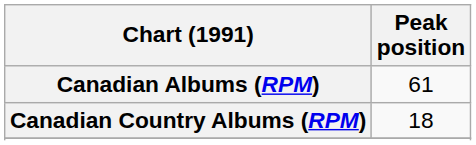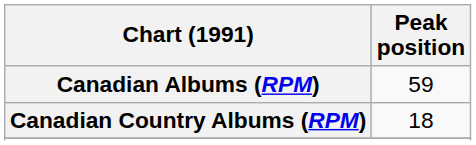(421, 84) 61 -> (421, 84) 59
